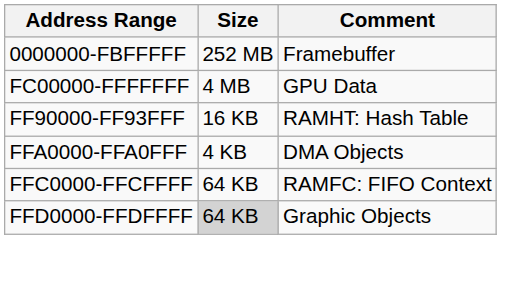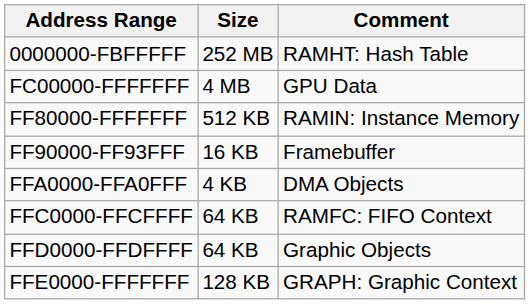(339, 53) Framebuffer -> (376, 53) RAMHT: Hash Table
+ row: (98, 119)
(376, 119) RAMHT: Hash Table -> (339, 151) Framebuffer
(230, 217) lightgrey background -> (230, 250) no background
+ row: (99, 282)
